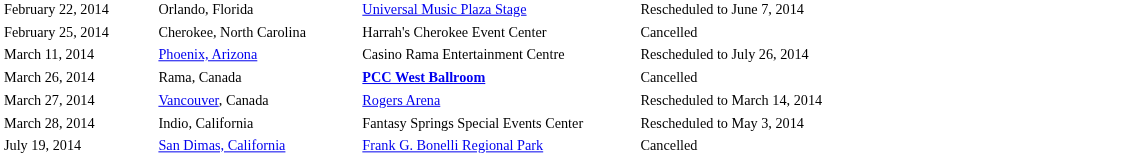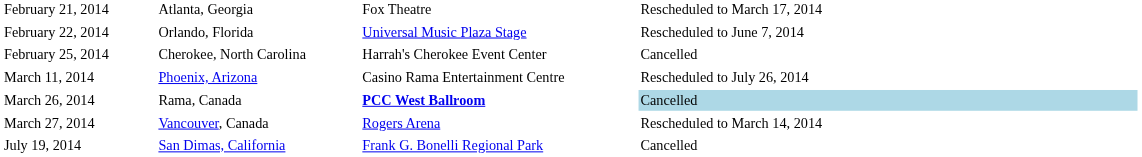+ row: (56, 9)
(669, 77) no background -> (669, 100) lightblue background
- row: (49, 123)
